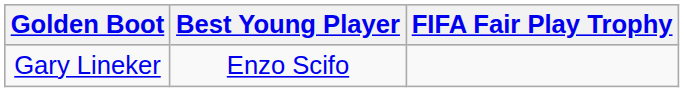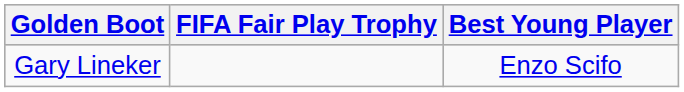columns swapped: (288, 24) <-> (542, 24)
